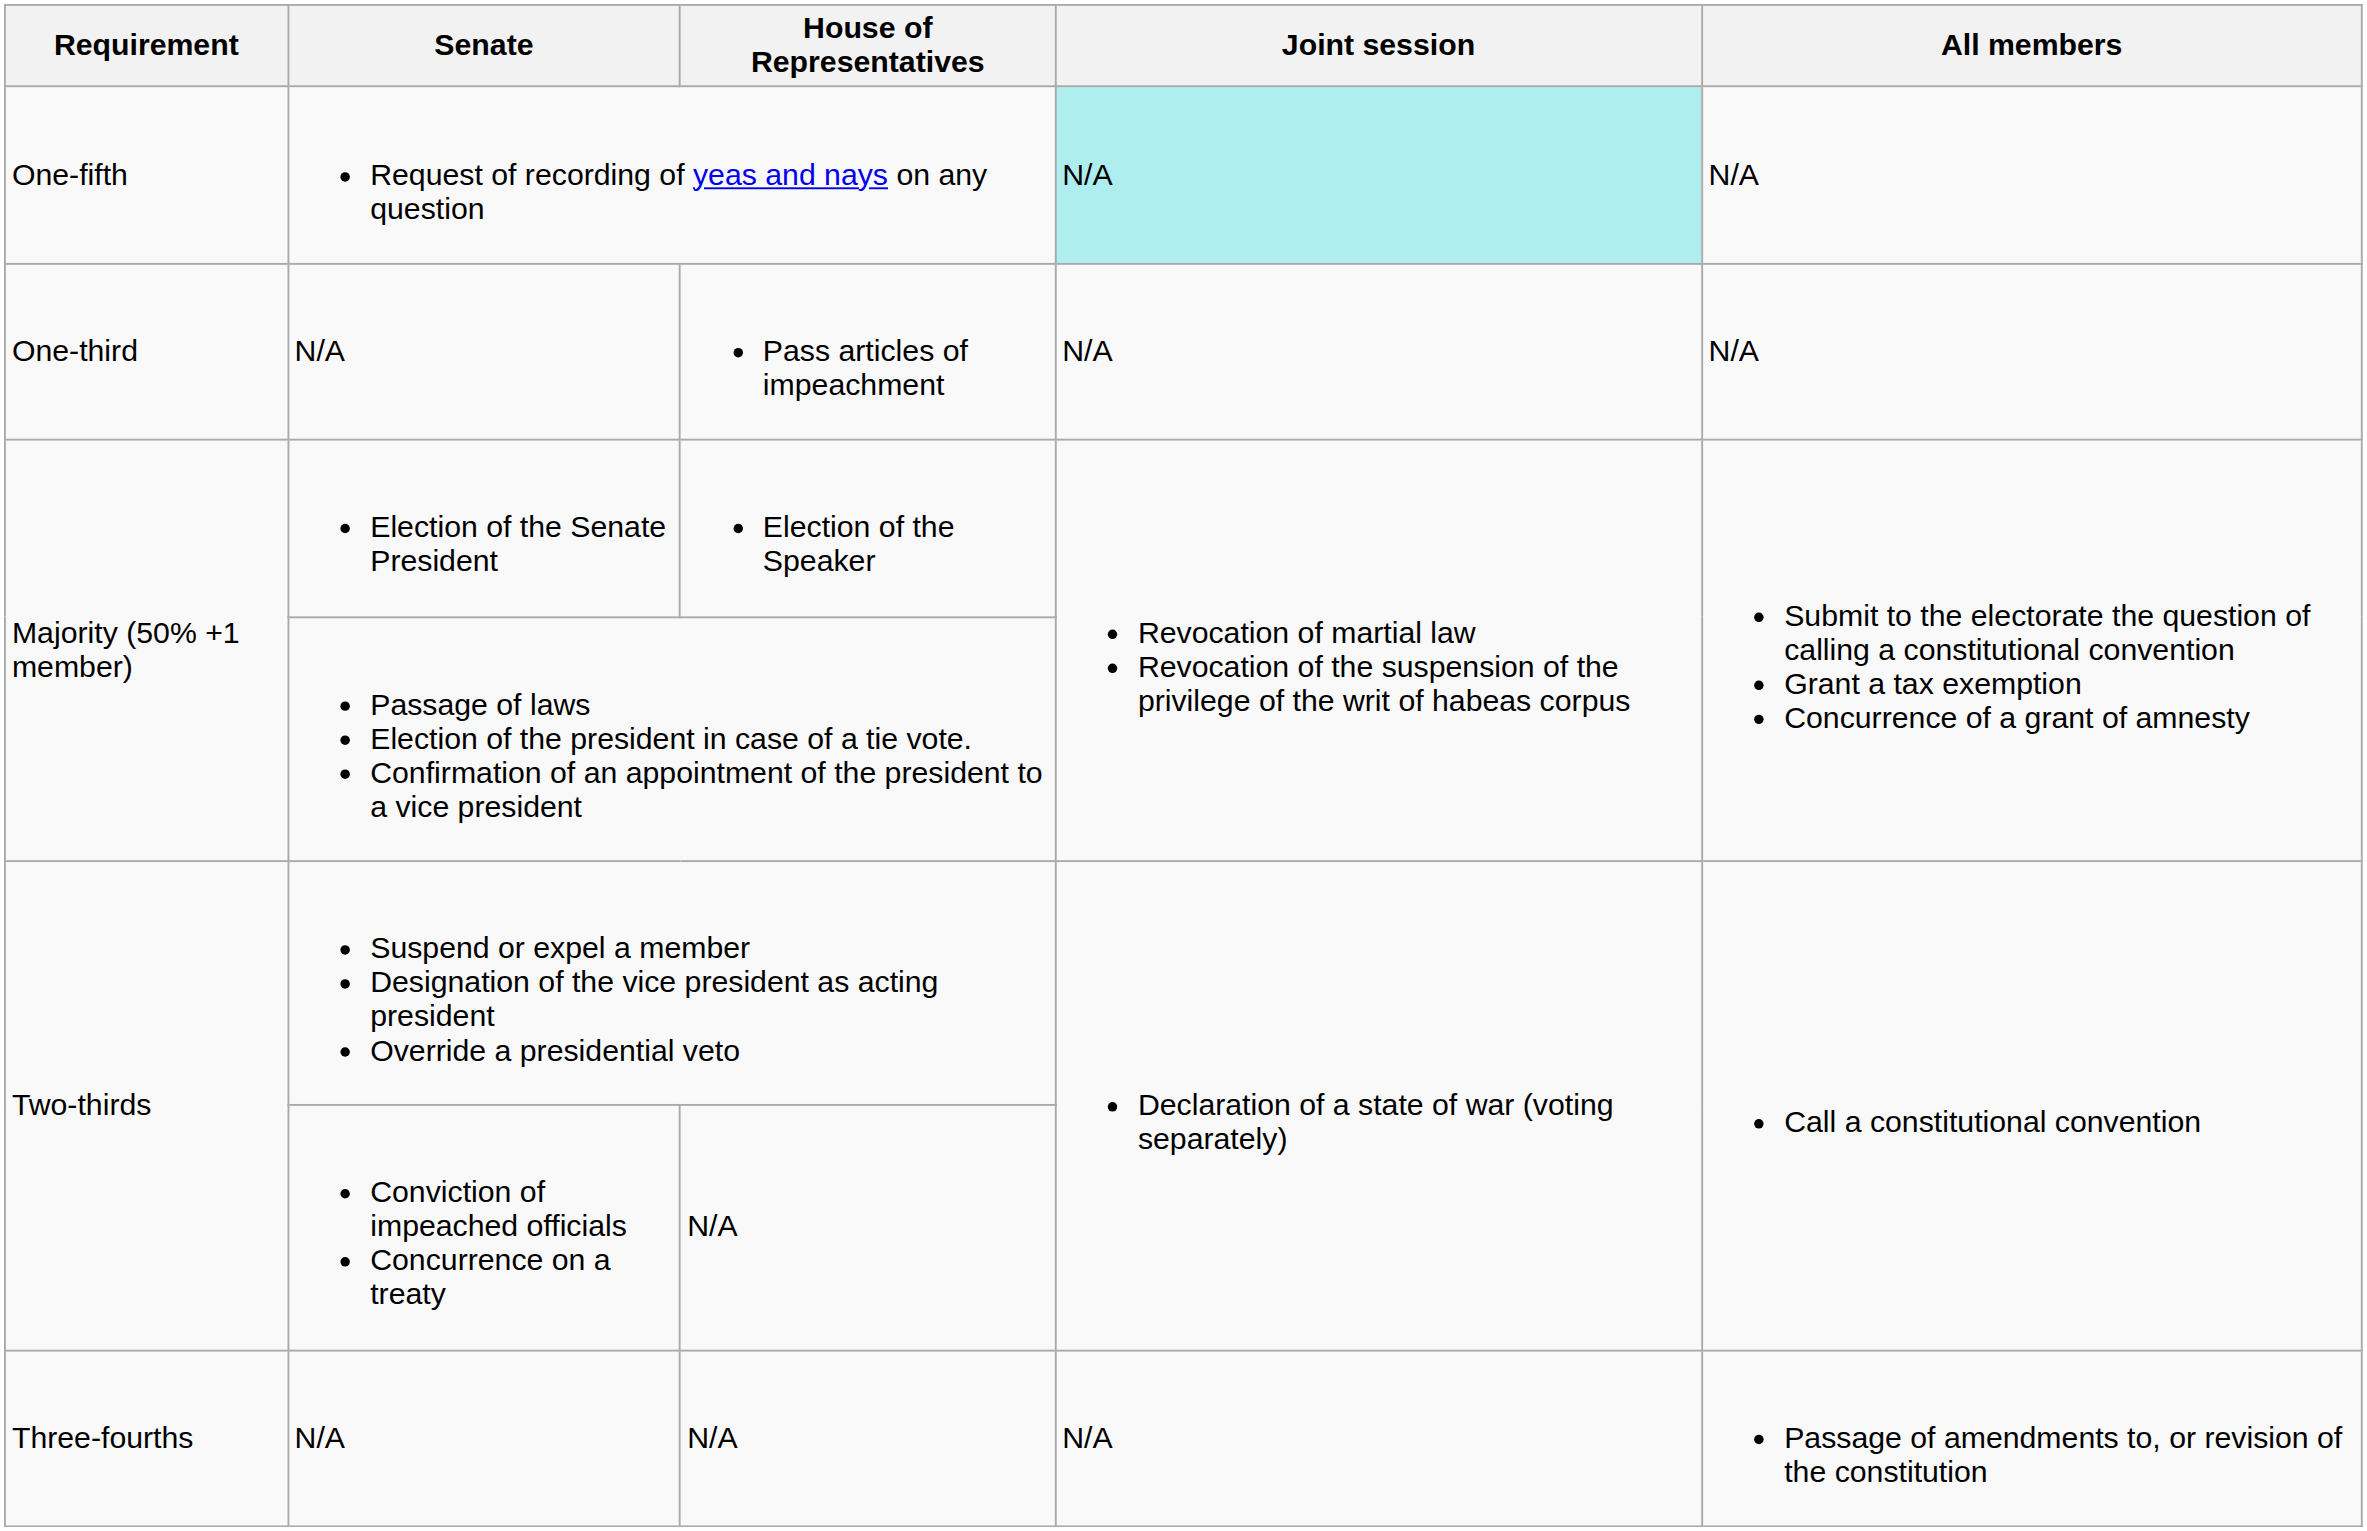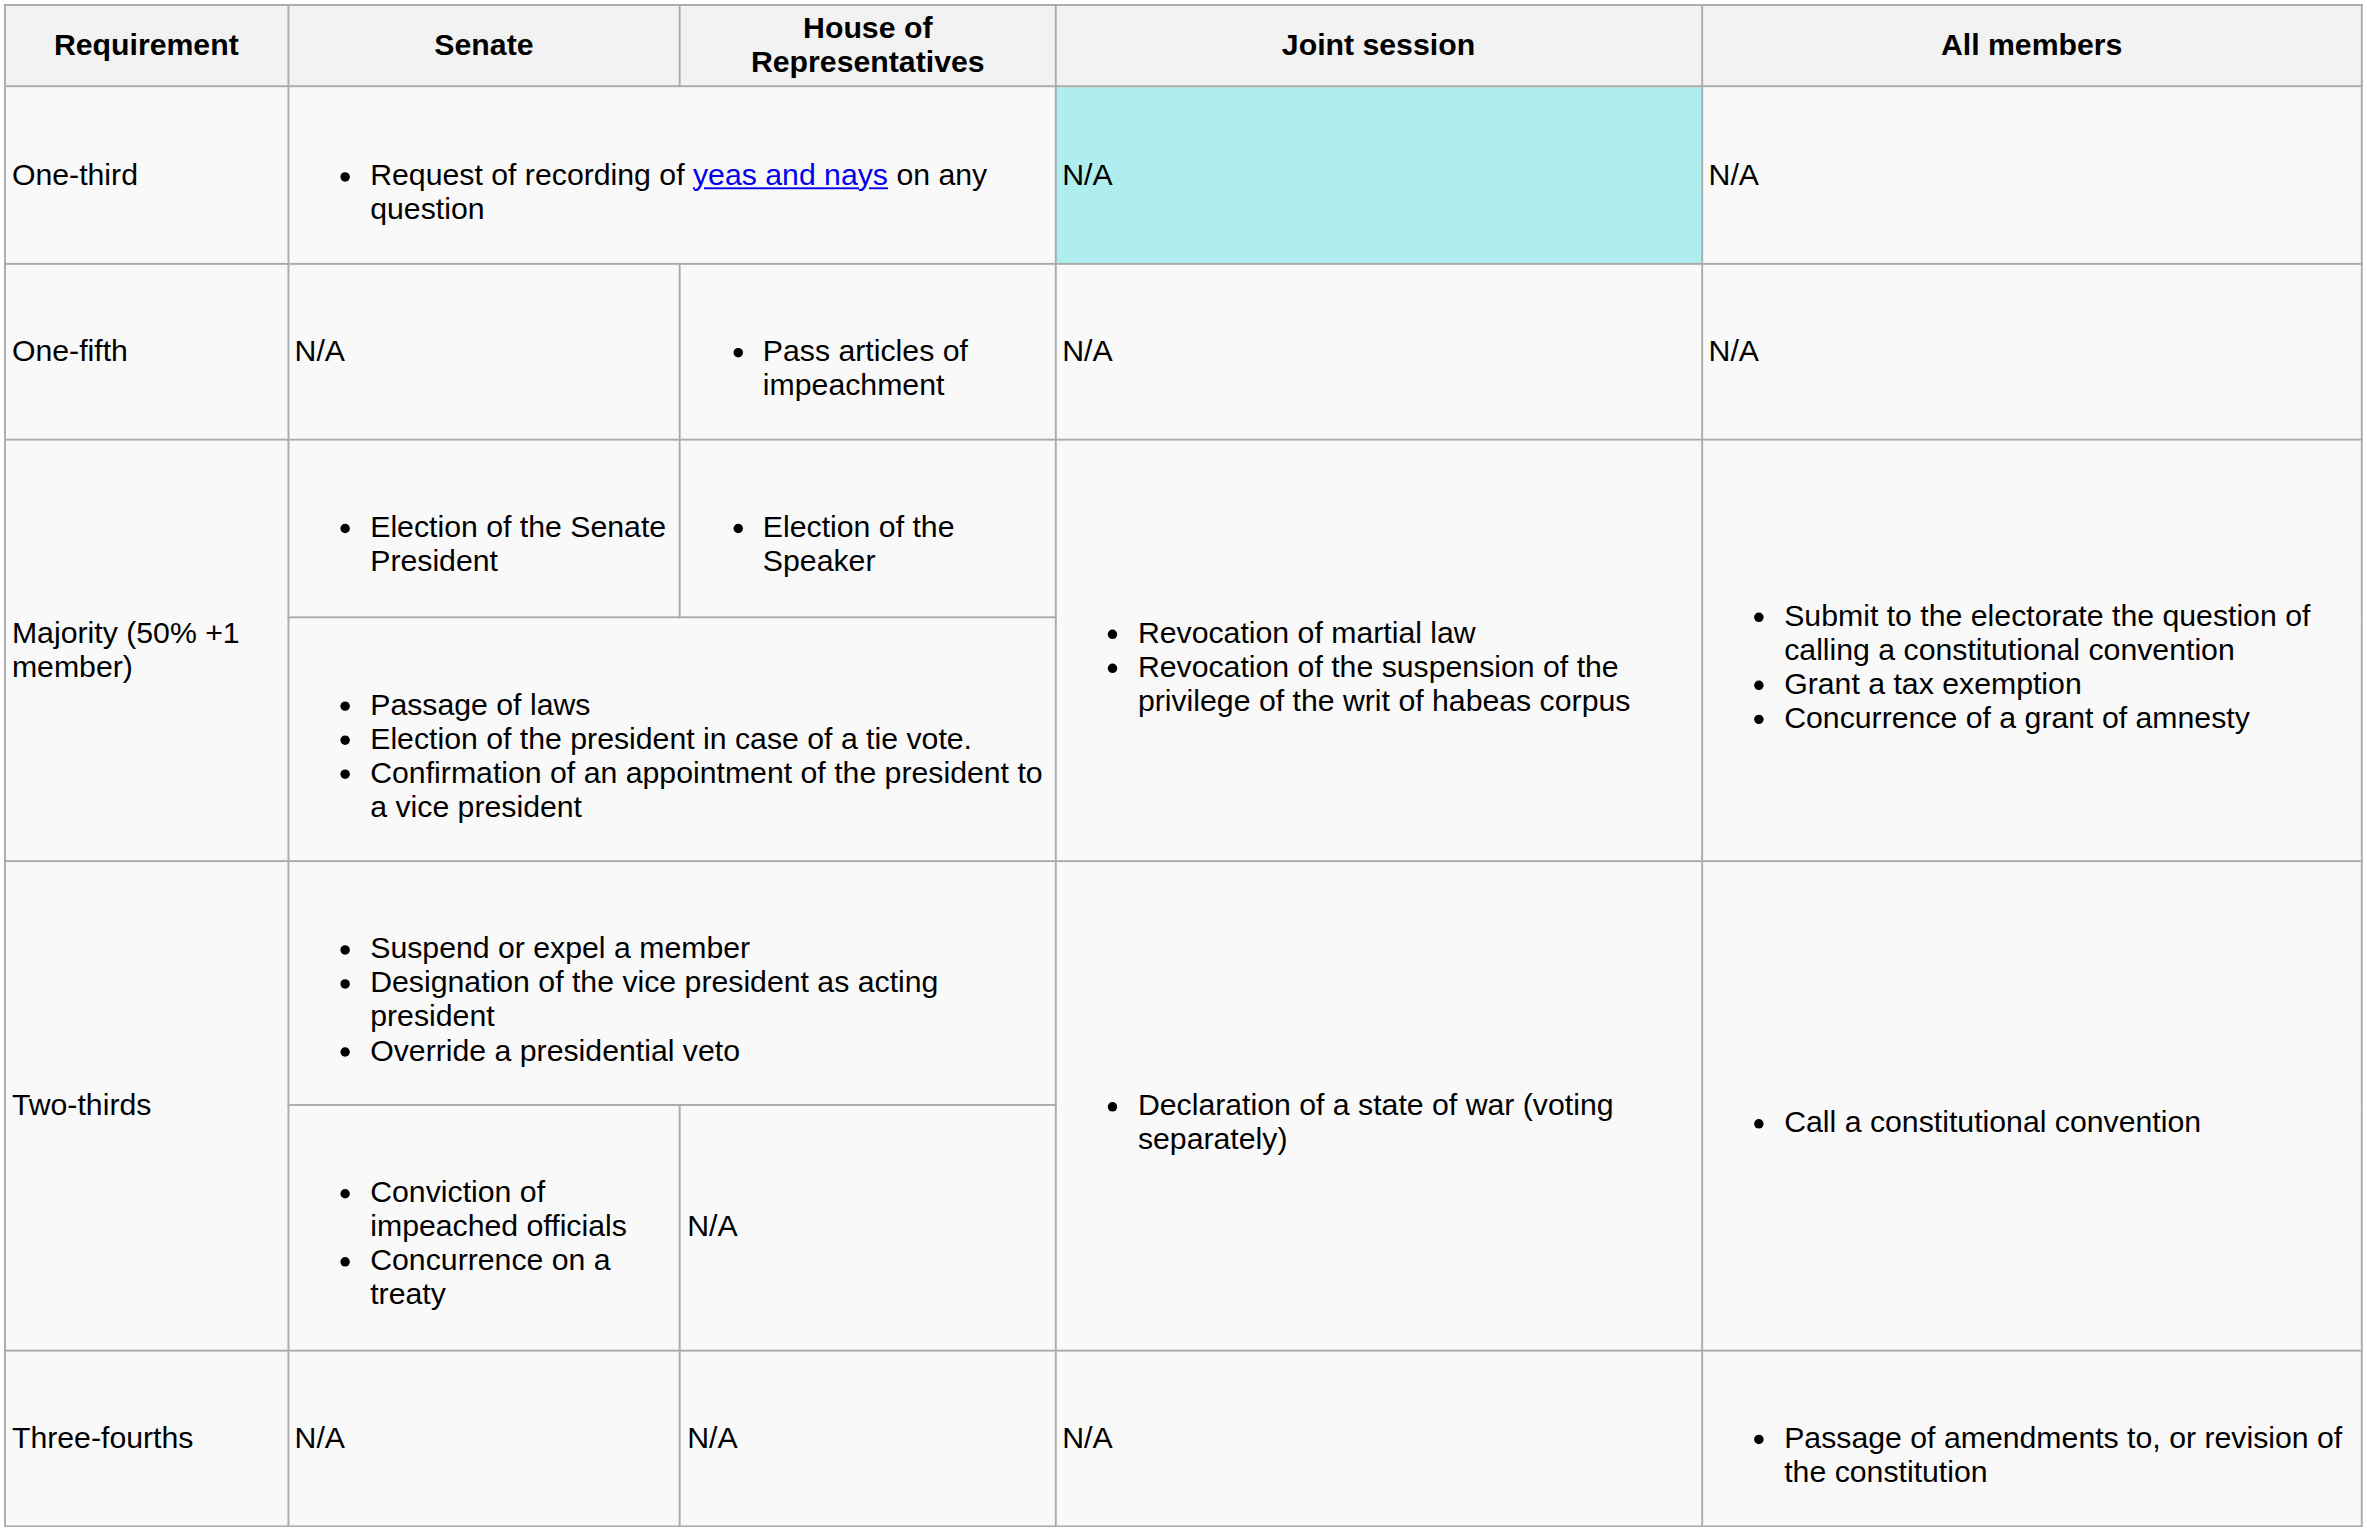(70, 174) One-fifth -> (75, 174) One-third
(75, 351) One-third -> (70, 351) One-fifth
